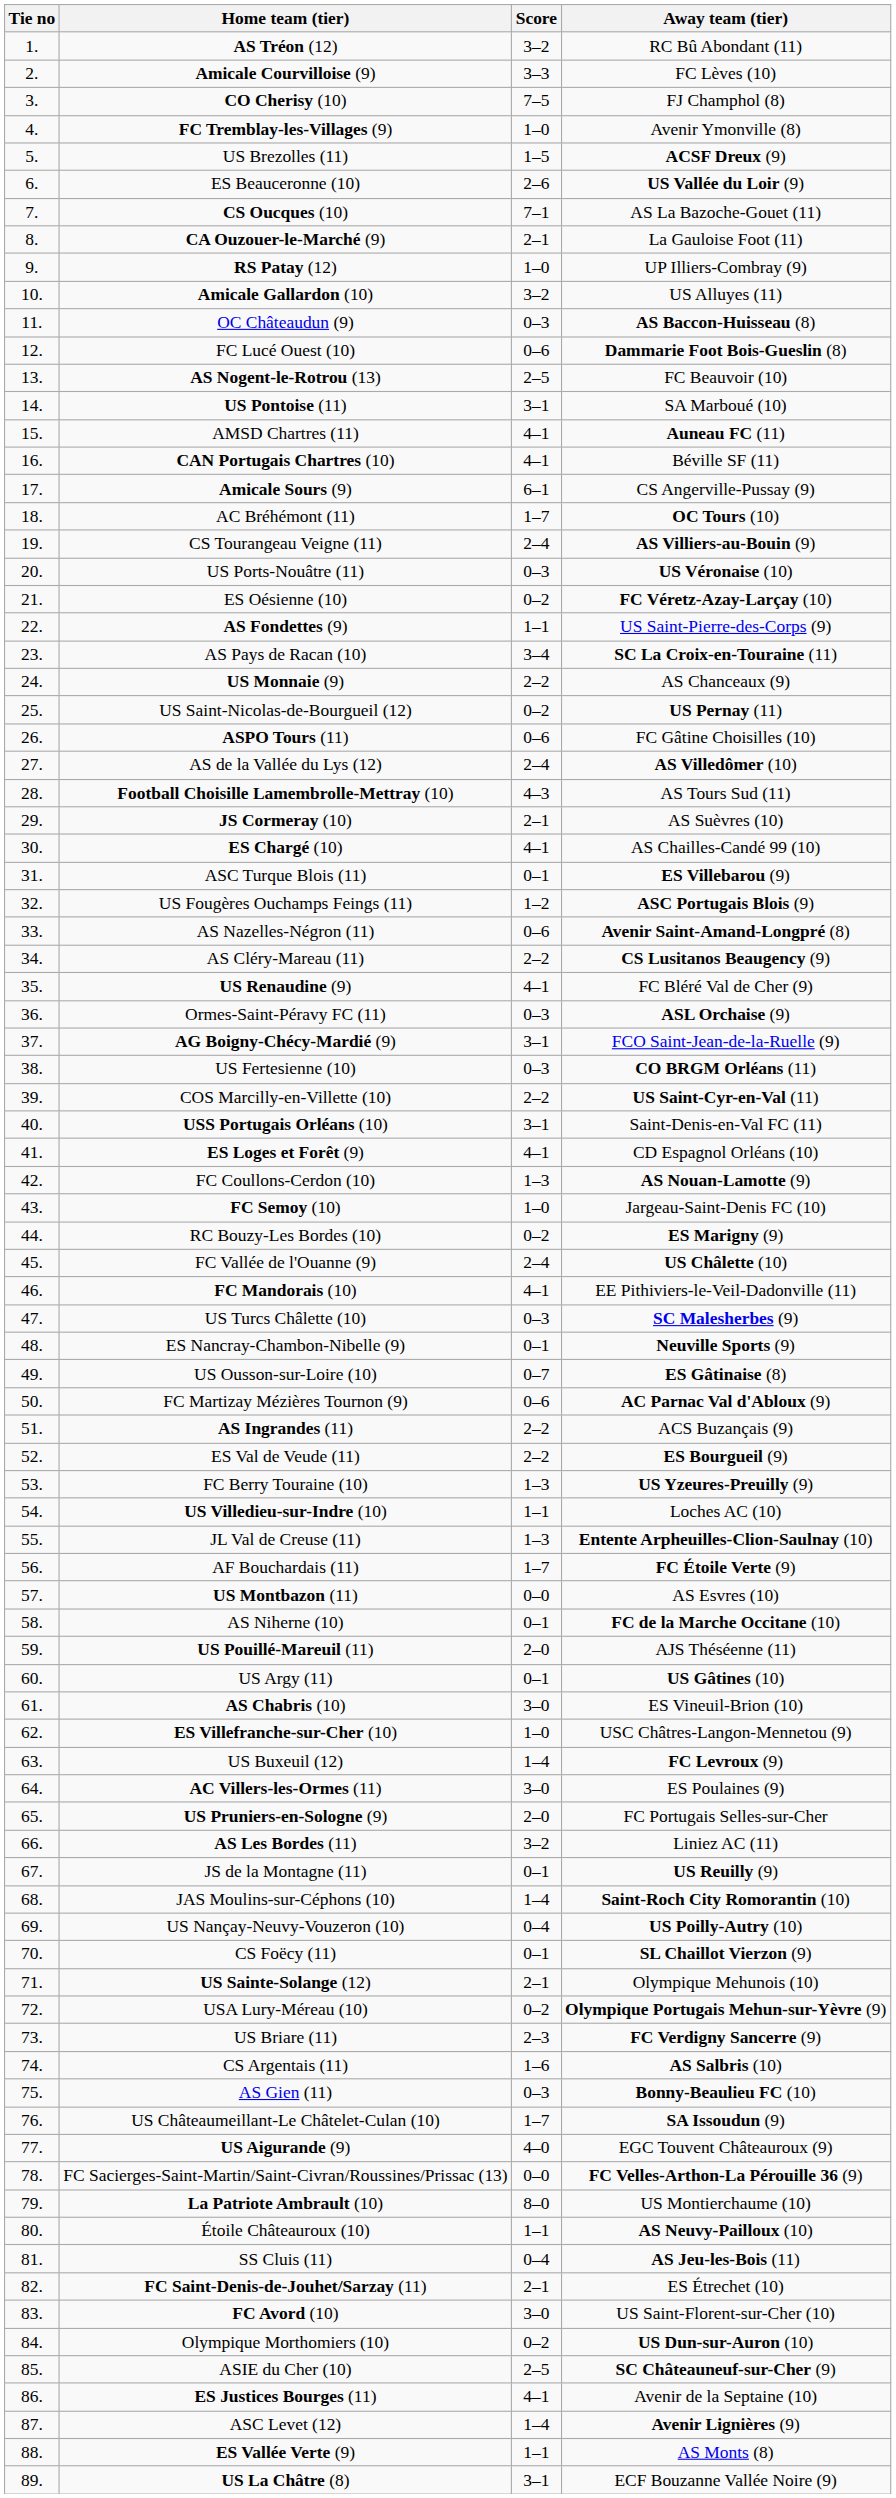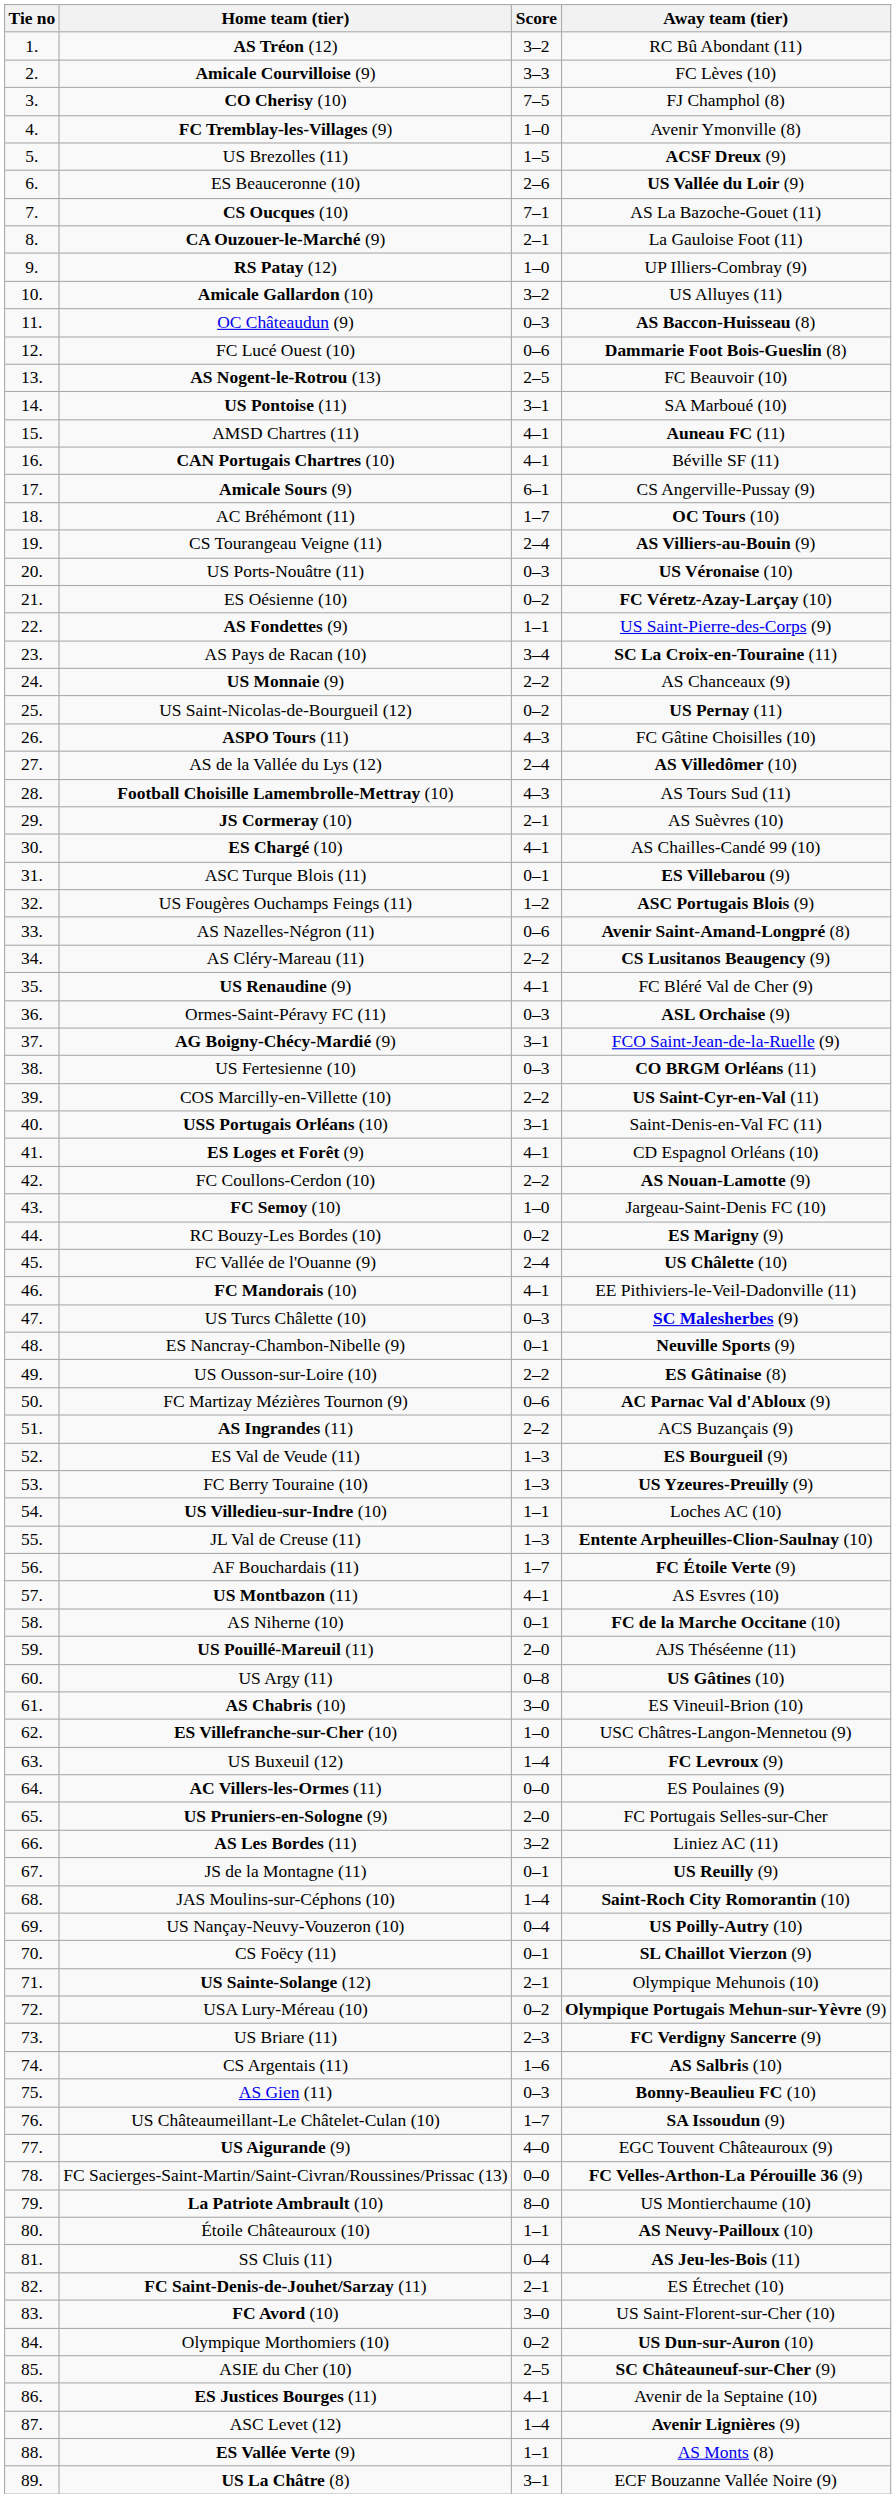(536, 737) 0–6 -> (536, 737) 4–3
(536, 1179) 1–3 -> (536, 1179) 2–2
(536, 1373) 0–7 -> (536, 1373) 2–2
(536, 1456) 2–2 -> (536, 1456) 1–3
(536, 1594) 0–0 -> (536, 1594) 4–1
(536, 1677) 0–1 -> (536, 1677) 0–8
(536, 1788) 3–0 -> (536, 1788) 0–0
